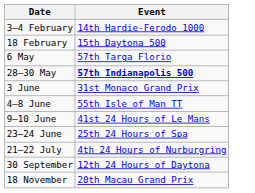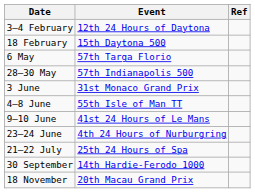+ column: (239, 12)
(141, 27) 14th Hardie-Ferodo 1000 -> (144, 27) 12th 24 Hours of Daytona
(135, 73) bold -> (135, 73) normal
(133, 134) 25th 24 Hours of Spa -> (152, 134) 4th 24 Hours of Nurburgring
(152, 150) 4th 24 Hours of Nurburgring -> (133, 150) 25th 24 Hours of Spa
(144, 165) 12th 24 Hours of Daytona -> (141, 165) 14th Hardie-Ferodo 1000
